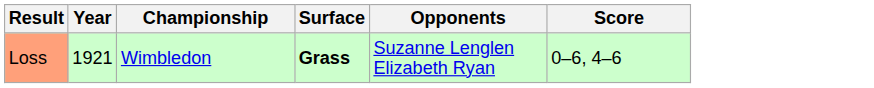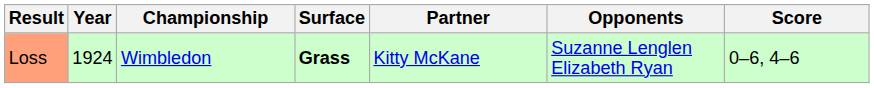+ column: (458, 18)
(92, 57) 1921 -> (92, 57) 1924
